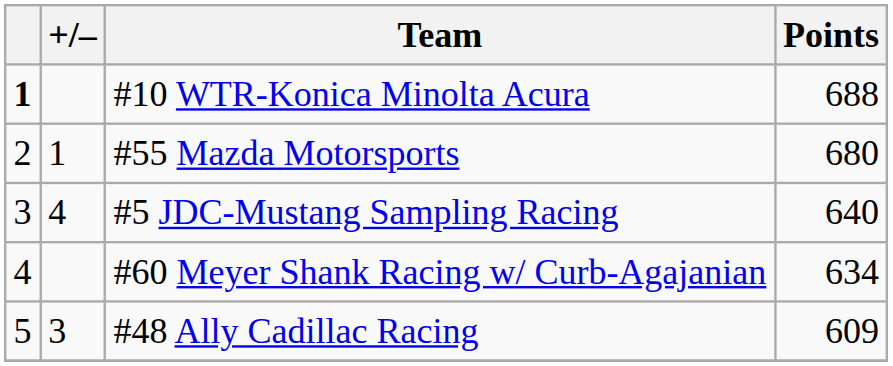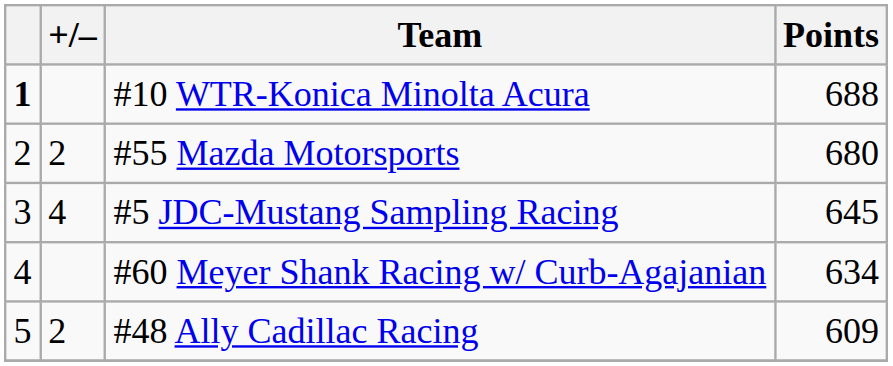(57, 153) 1 -> (57, 153) 2
(852, 212) 640 -> (852, 212) 645
(57, 331) 3 -> (57, 331) 2
